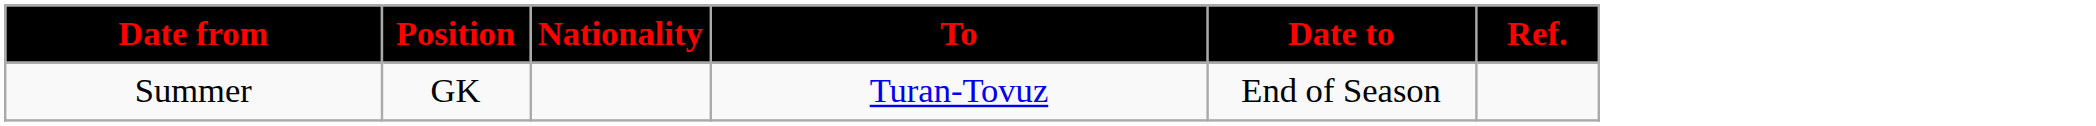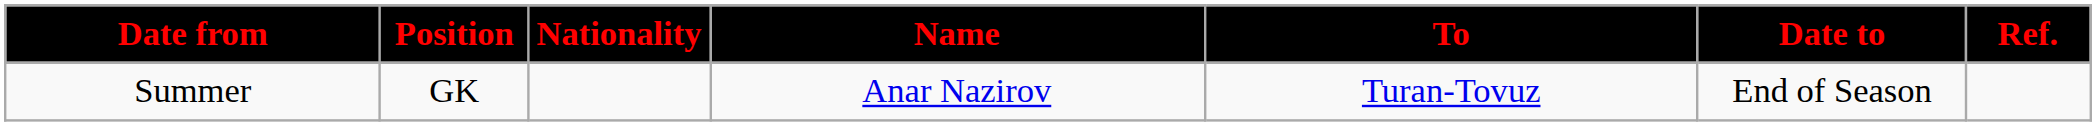+ column: (957, 33)
